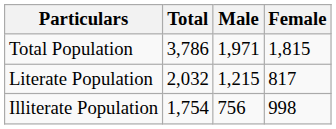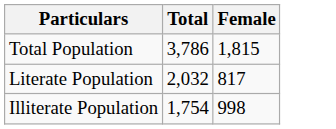- column: (239, 19)
